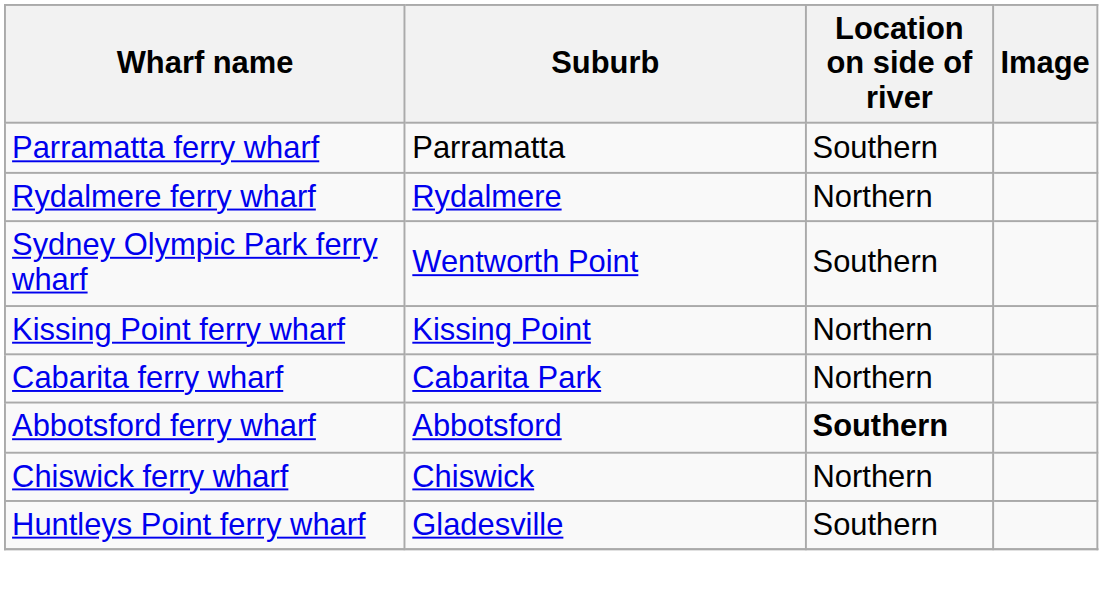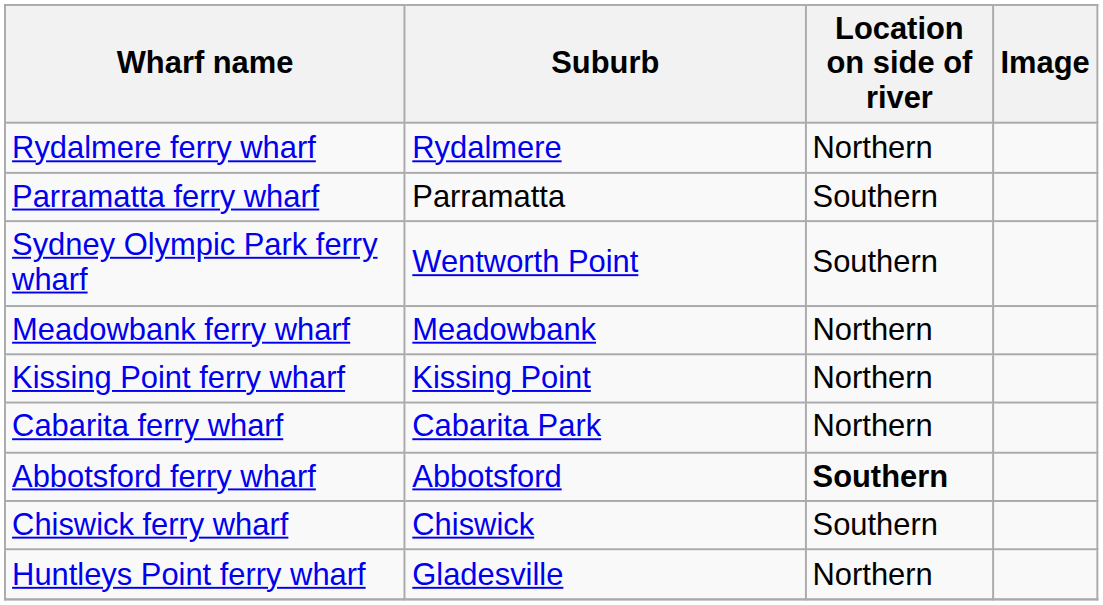rows swapped: (166, 147) <-> (164, 196)
+ row: (181, 329)
(873, 476) Northern -> (875, 524) Southern
(875, 524) Southern -> (873, 573) Northern
